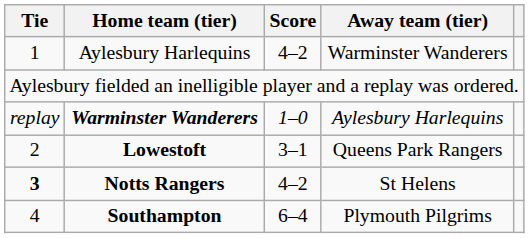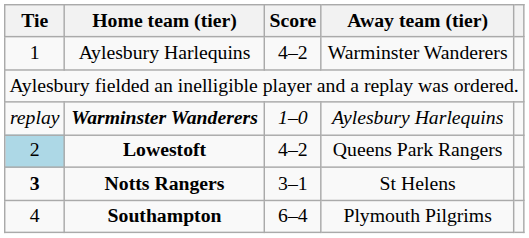(35, 150) no background -> (35, 150) lightblue background
(293, 150) 3–1 -> (293, 150) 4–2
(293, 183) 4–2 -> (293, 183) 3–1
